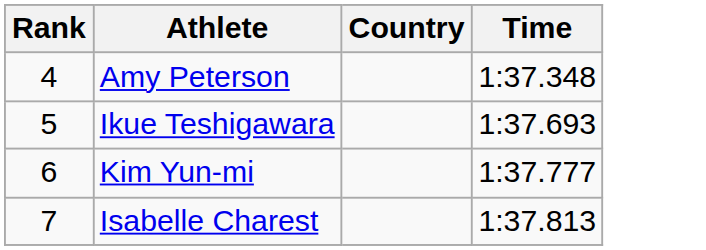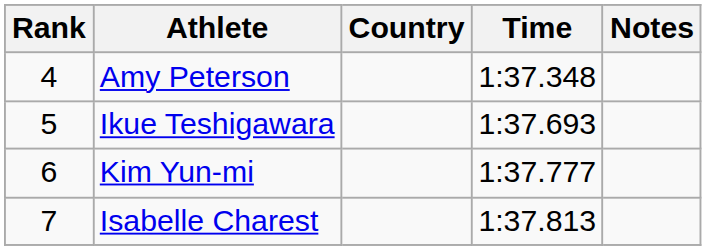+ column: (652, 28)
